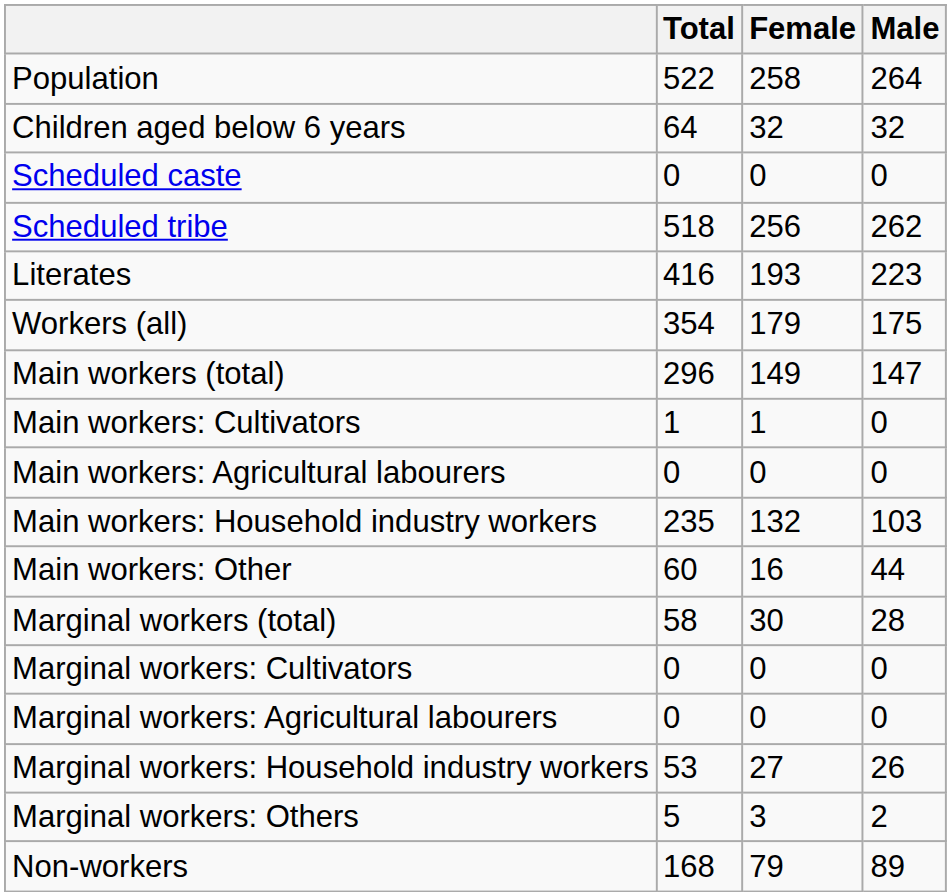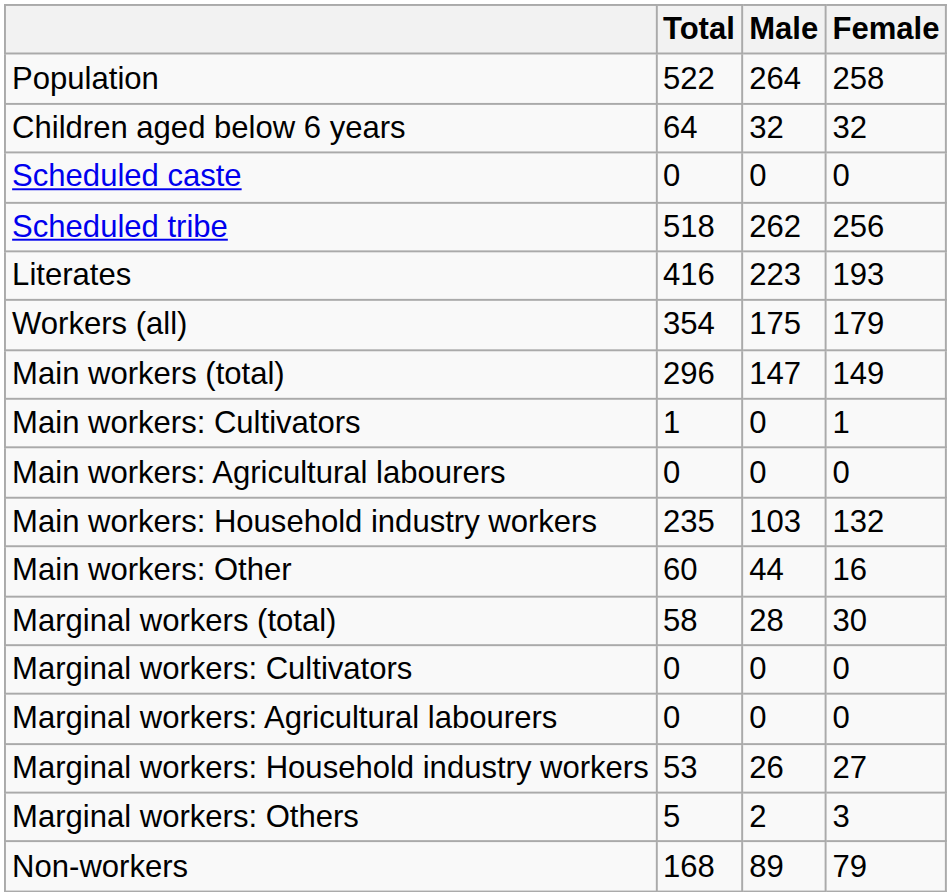columns swapped: (905, 29) <-> (803, 29)
